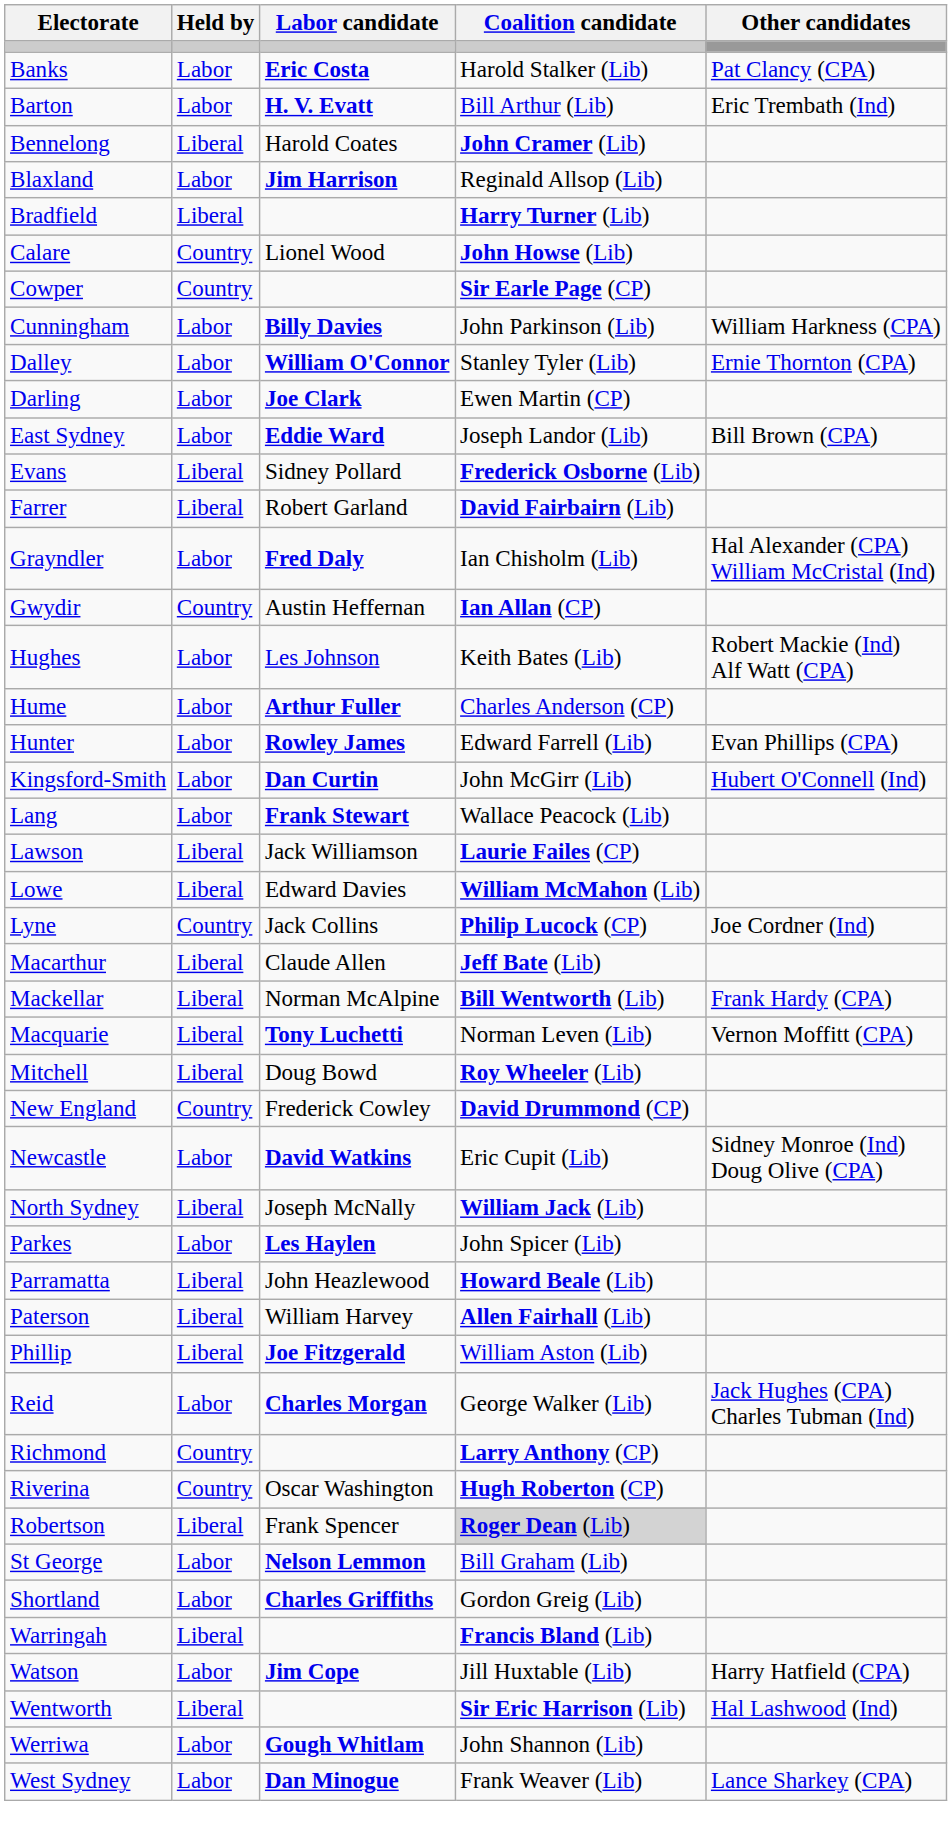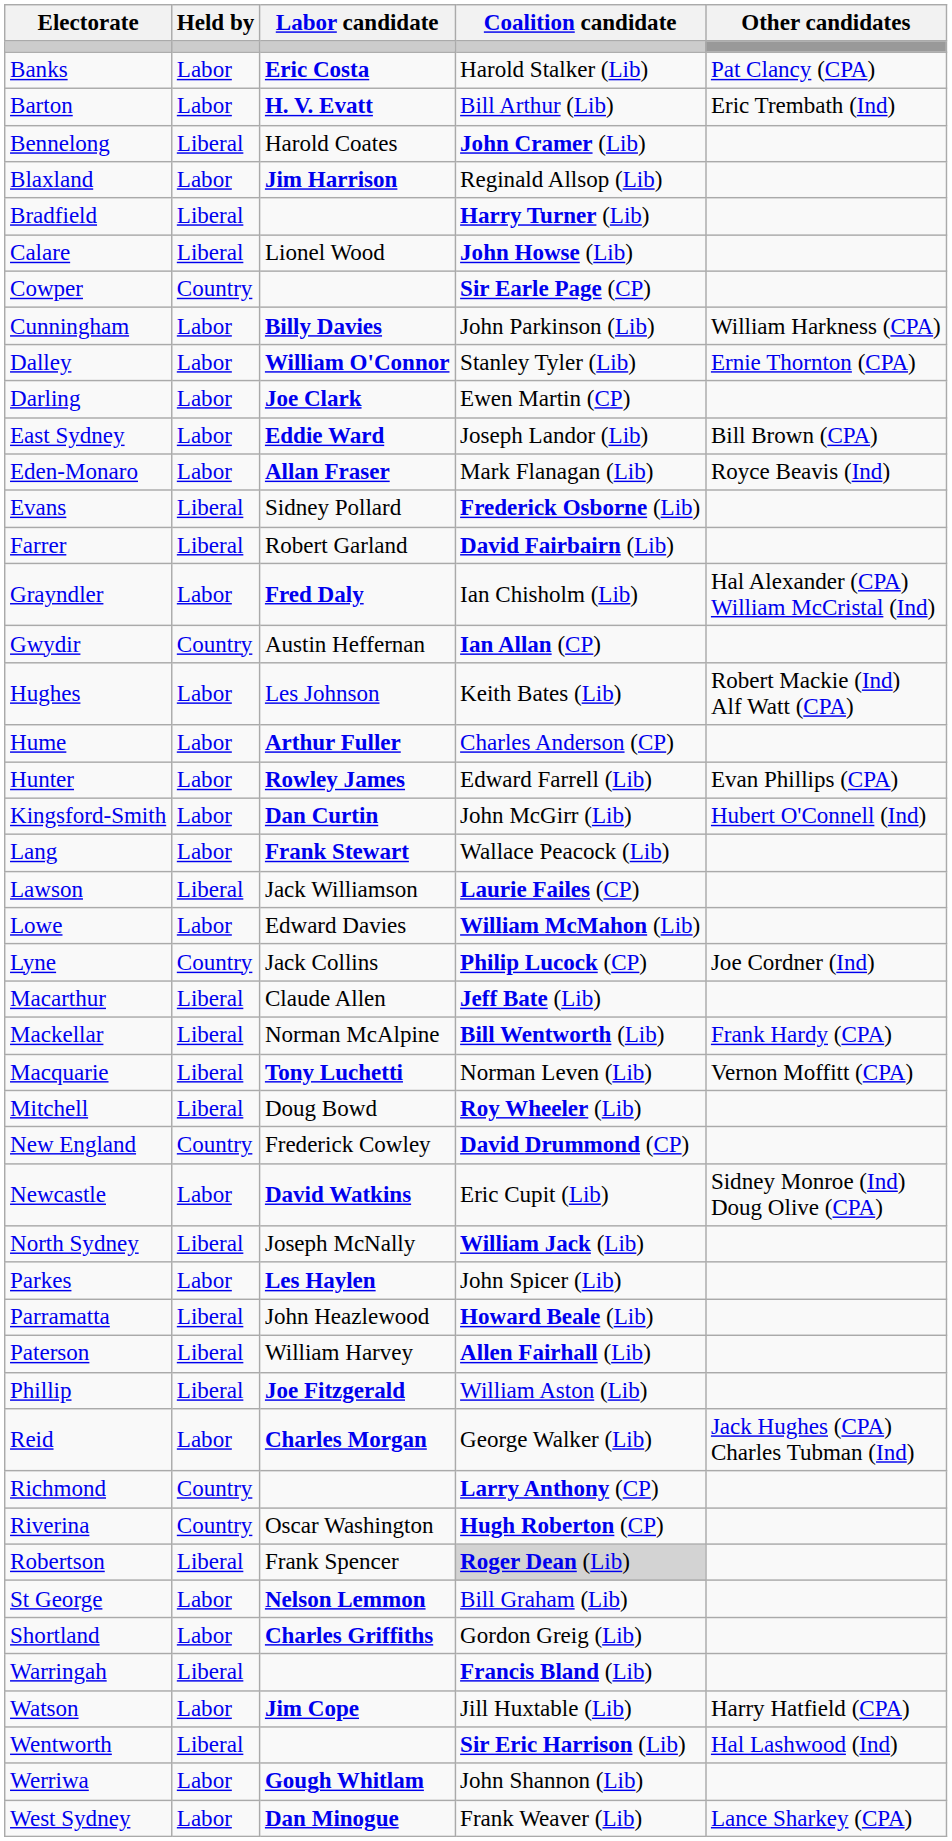(215, 252) Country -> (210, 252) Liberal
+ row: (74, 471)
(210, 889) Liberal -> (204, 925) Labor
